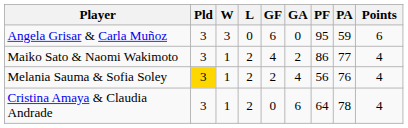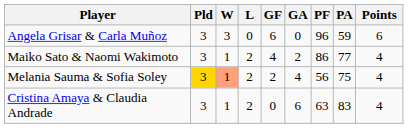(322, 35) 95 -> (322, 35) 96
(227, 77) no background -> (227, 77) lightsalmon background
(344, 77) 76 -> (344, 77) 75
(322, 105) 64 -> (322, 105) 63
(344, 105) 78 -> (344, 105) 83
